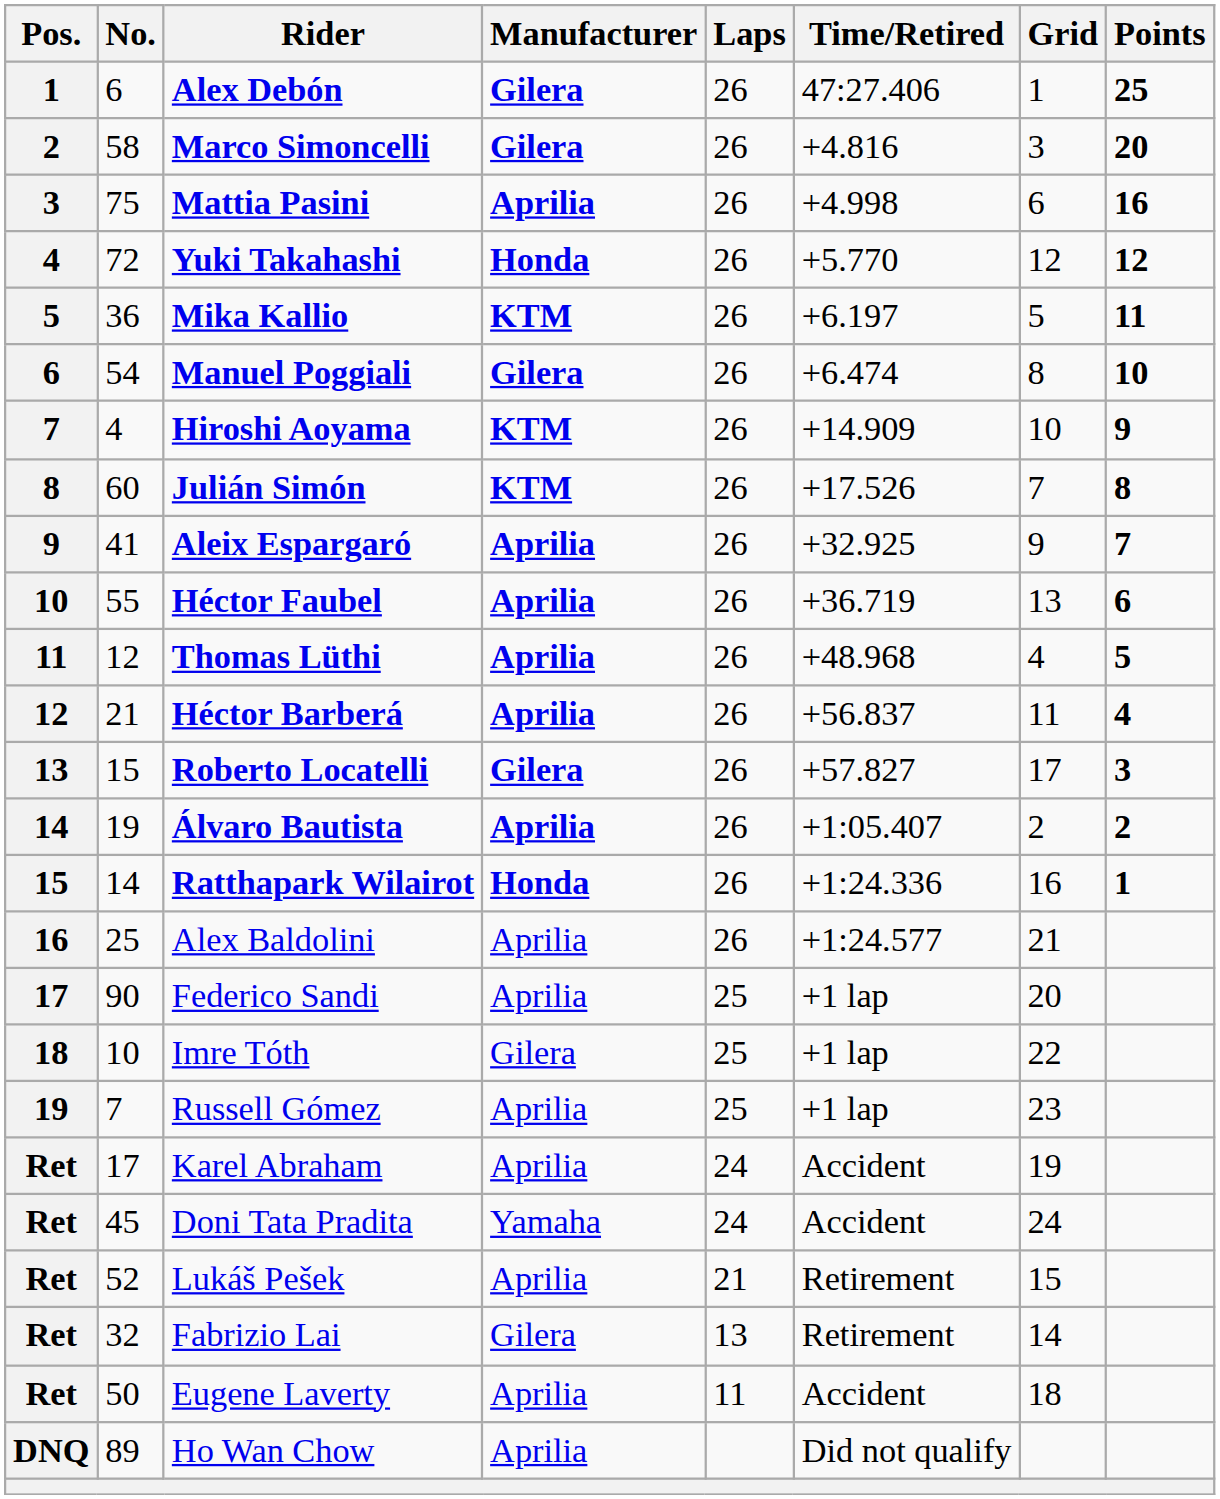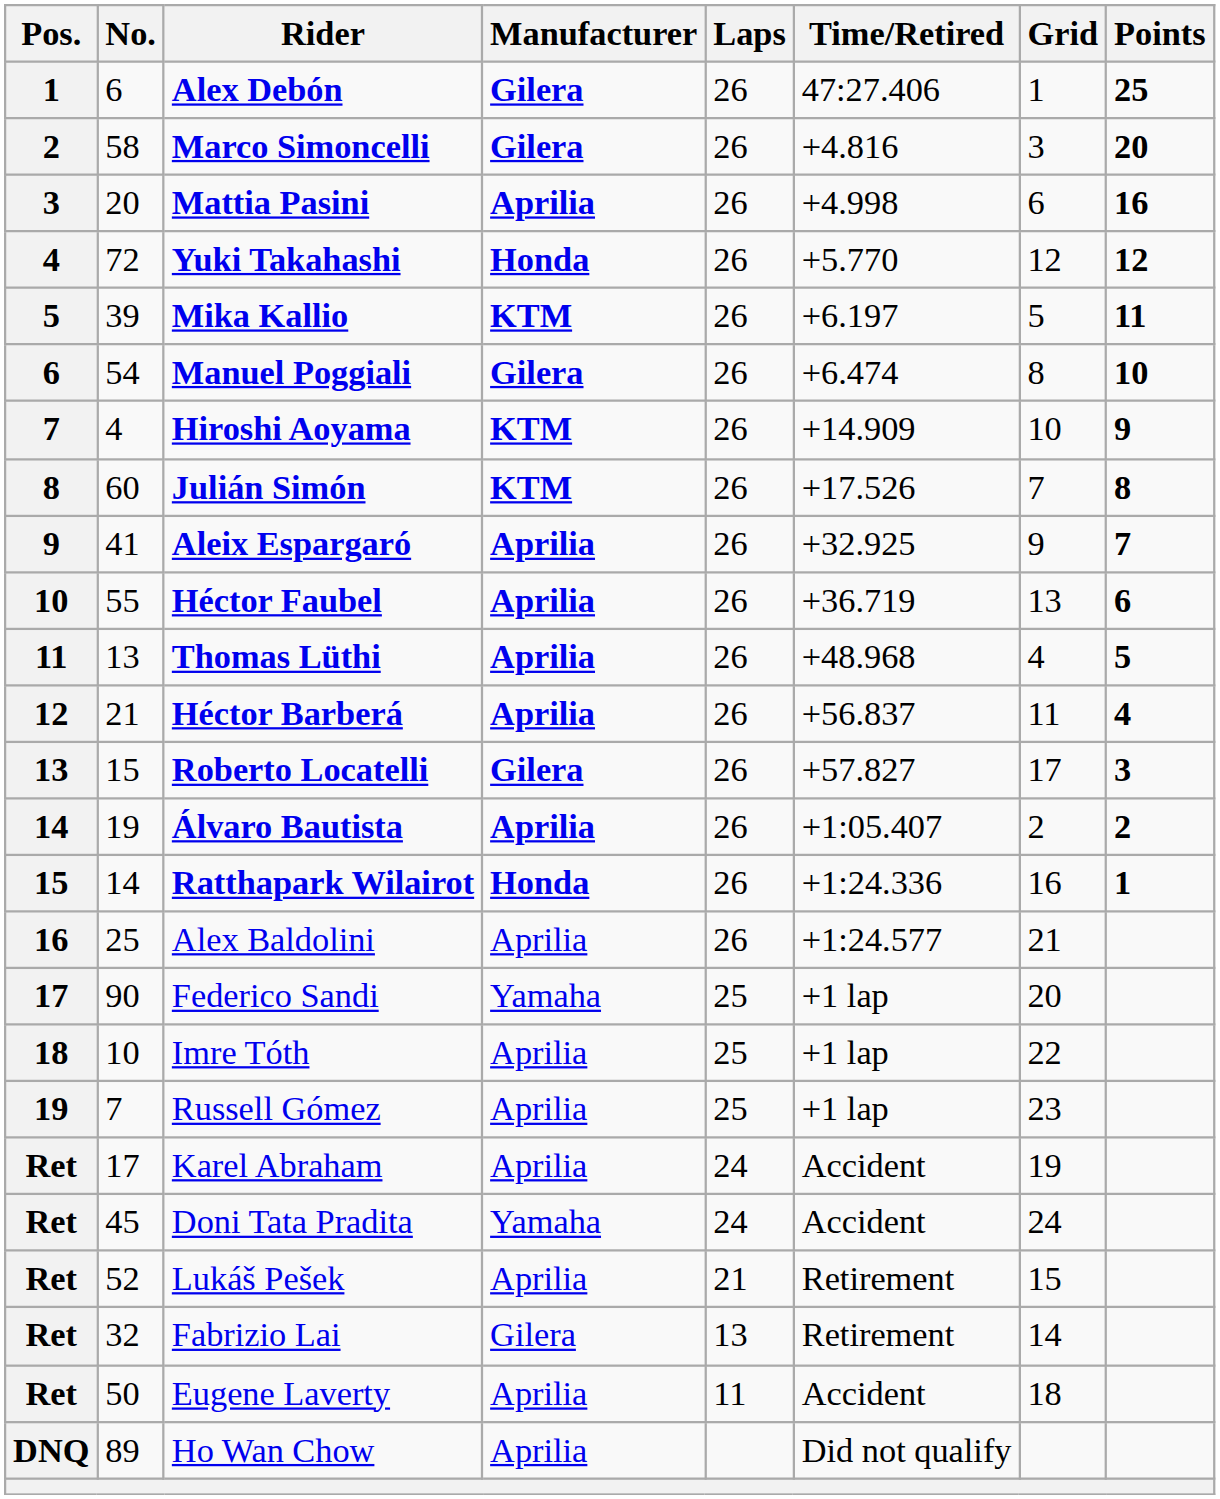(123, 202) 75 -> (123, 202) 20
(123, 316) 36 -> (123, 316) 39
(123, 656) 12 -> (123, 656) 13
(539, 995) Aprilia -> (546, 995) Yamaha
(533, 1052) Gilera -> (539, 1052) Aprilia
